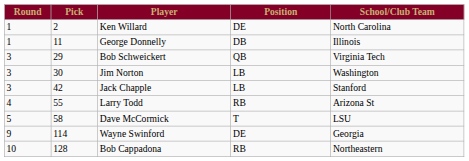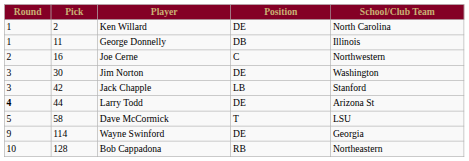+ row: (119, 57)
- row: (133, 57)
(239, 73) LB -> (239, 73) DE
(9, 103) normal -> (9, 103) bold
(58, 103) 55 -> (58, 103) 44
(239, 103) RB -> (239, 103) DE
